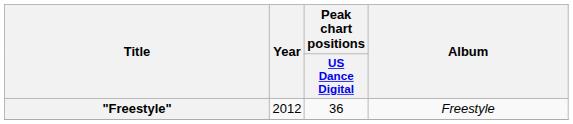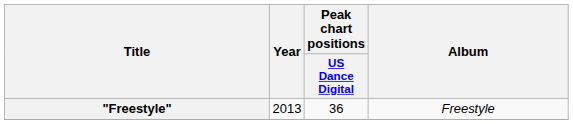(287, 108) 2012 -> (287, 108) 2013
